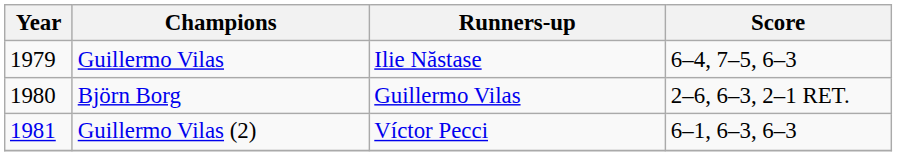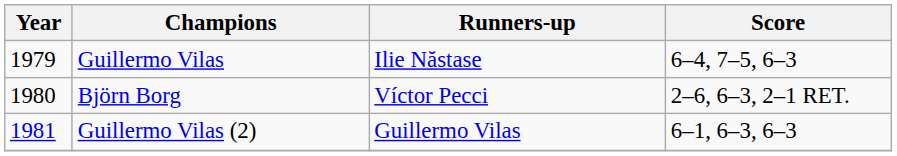(447, 95) Guillermo Vilas -> (431, 95) Víctor Pecci
(431, 131) Víctor Pecci -> (447, 131) Guillermo Vilas
